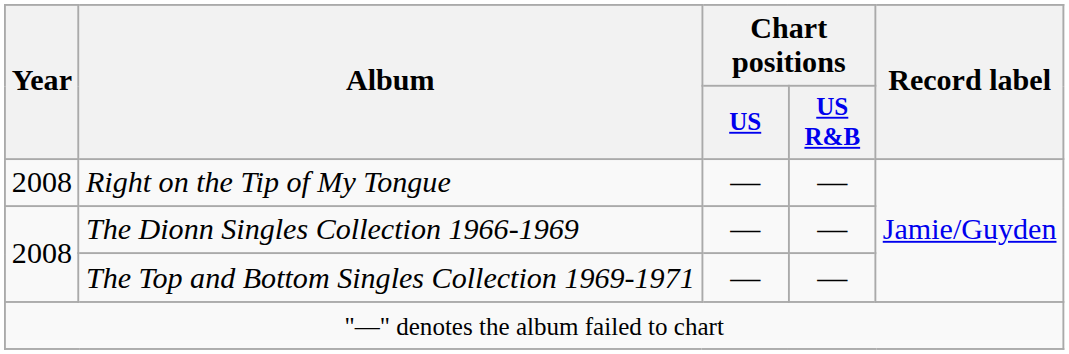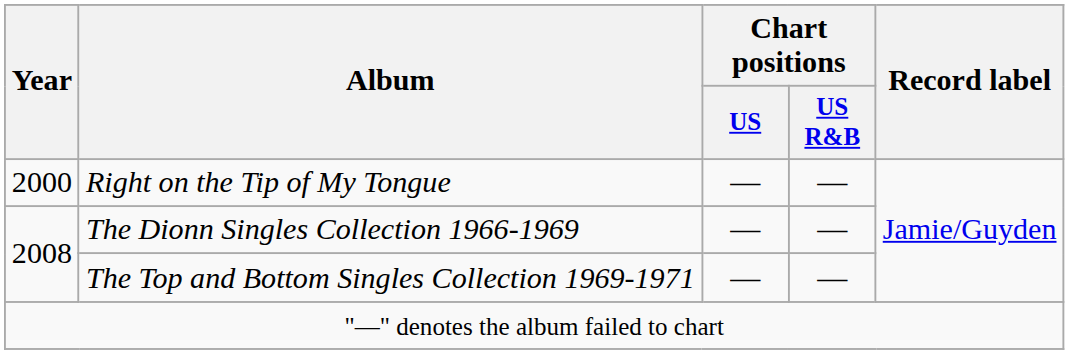(42, 181) 2008 -> (42, 181) 2000
